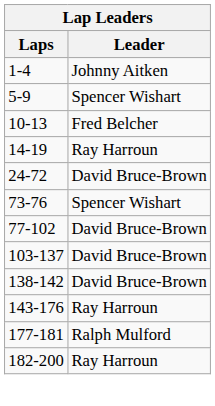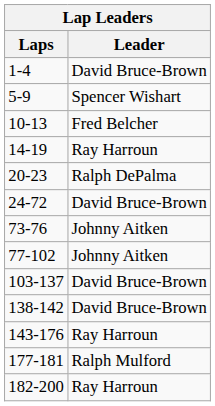(120, 70) Johnny Aitken -> (139, 70) David Bruce-Brown
+ row: (28, 176)
(126, 202) Spencer Wishart -> (120, 228) Johnny Aitken
(139, 228) David Bruce-Brown -> (120, 255) Johnny Aitken
